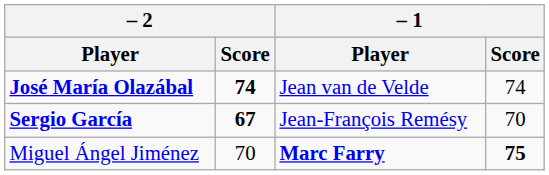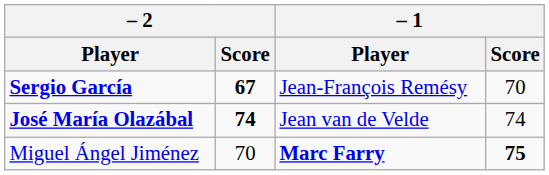rows swapped: (101, 86) <-> (71, 119)
